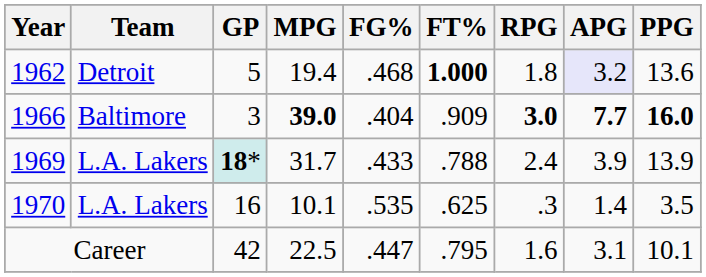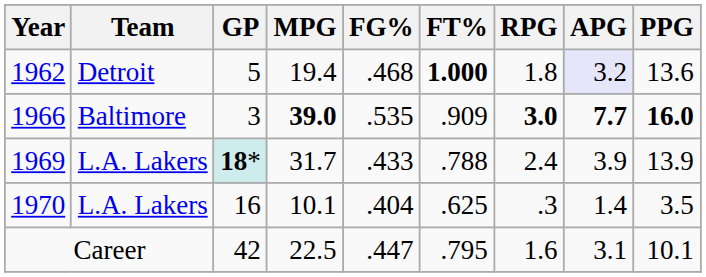(390, 116) .404 -> (390, 116) .535
(390, 205) .535 -> (390, 205) .404
